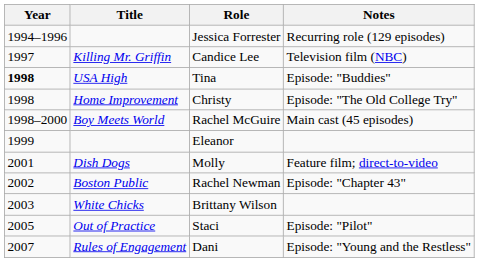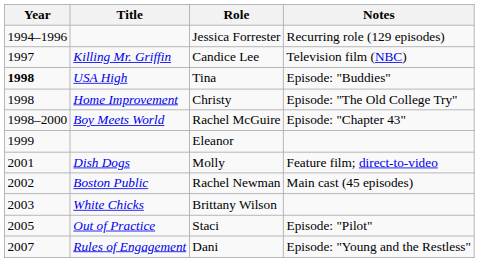(350, 120) Main cast (45 episodes) -> (346, 120) Episode: "Chapter 43"
(346, 183) Episode: "Chapter 43" -> (350, 183) Main cast (45 episodes)
